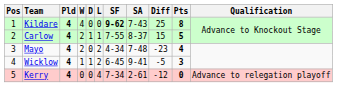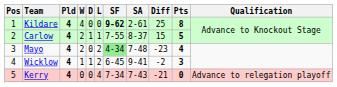(138, 24) 7-43 -> (138, 24) 2-61
(115, 50) no background -> (115, 50) lightgreen background
(161, 62) -5 -> (161, 62) -2
(138, 75) 2-61 -> (138, 75) 7-43
(161, 75) -12 -> (161, 75) -21
